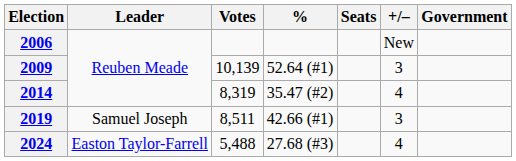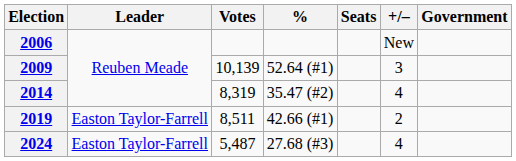(140, 118) Samuel Joseph -> (140, 118) Easton Taylor-Farrell
(399, 118) 3 -> (399, 118) 2
(237, 144) 5,488 -> (237, 144) 5,487
